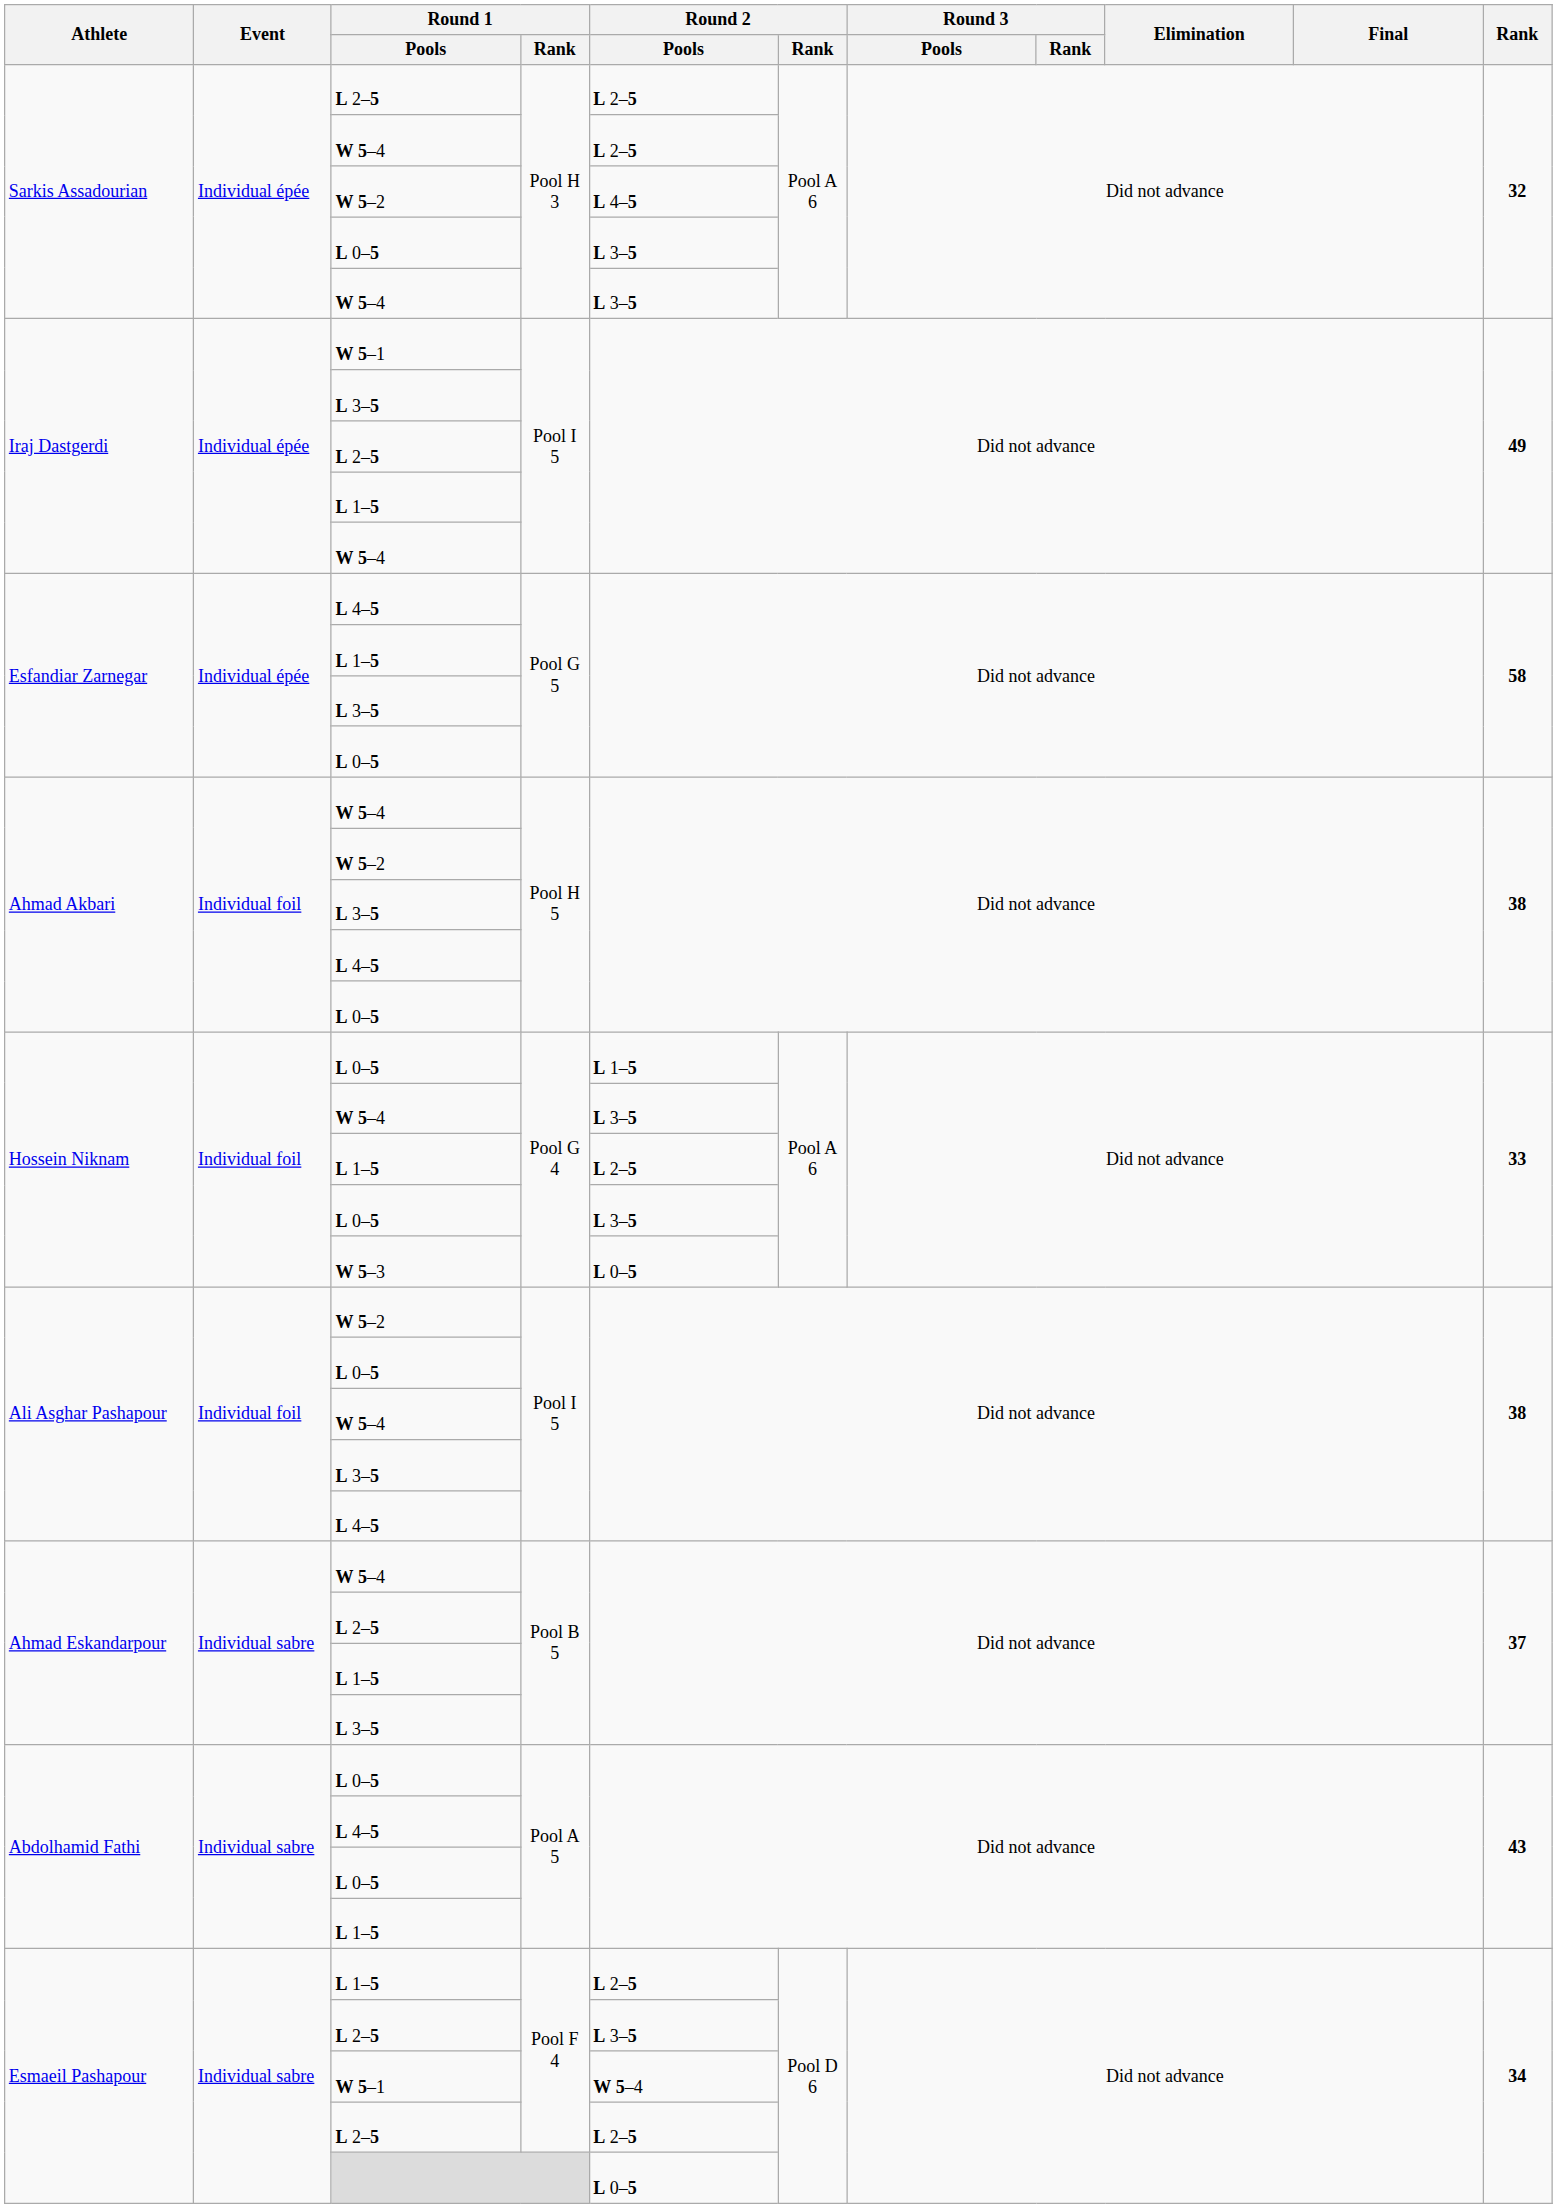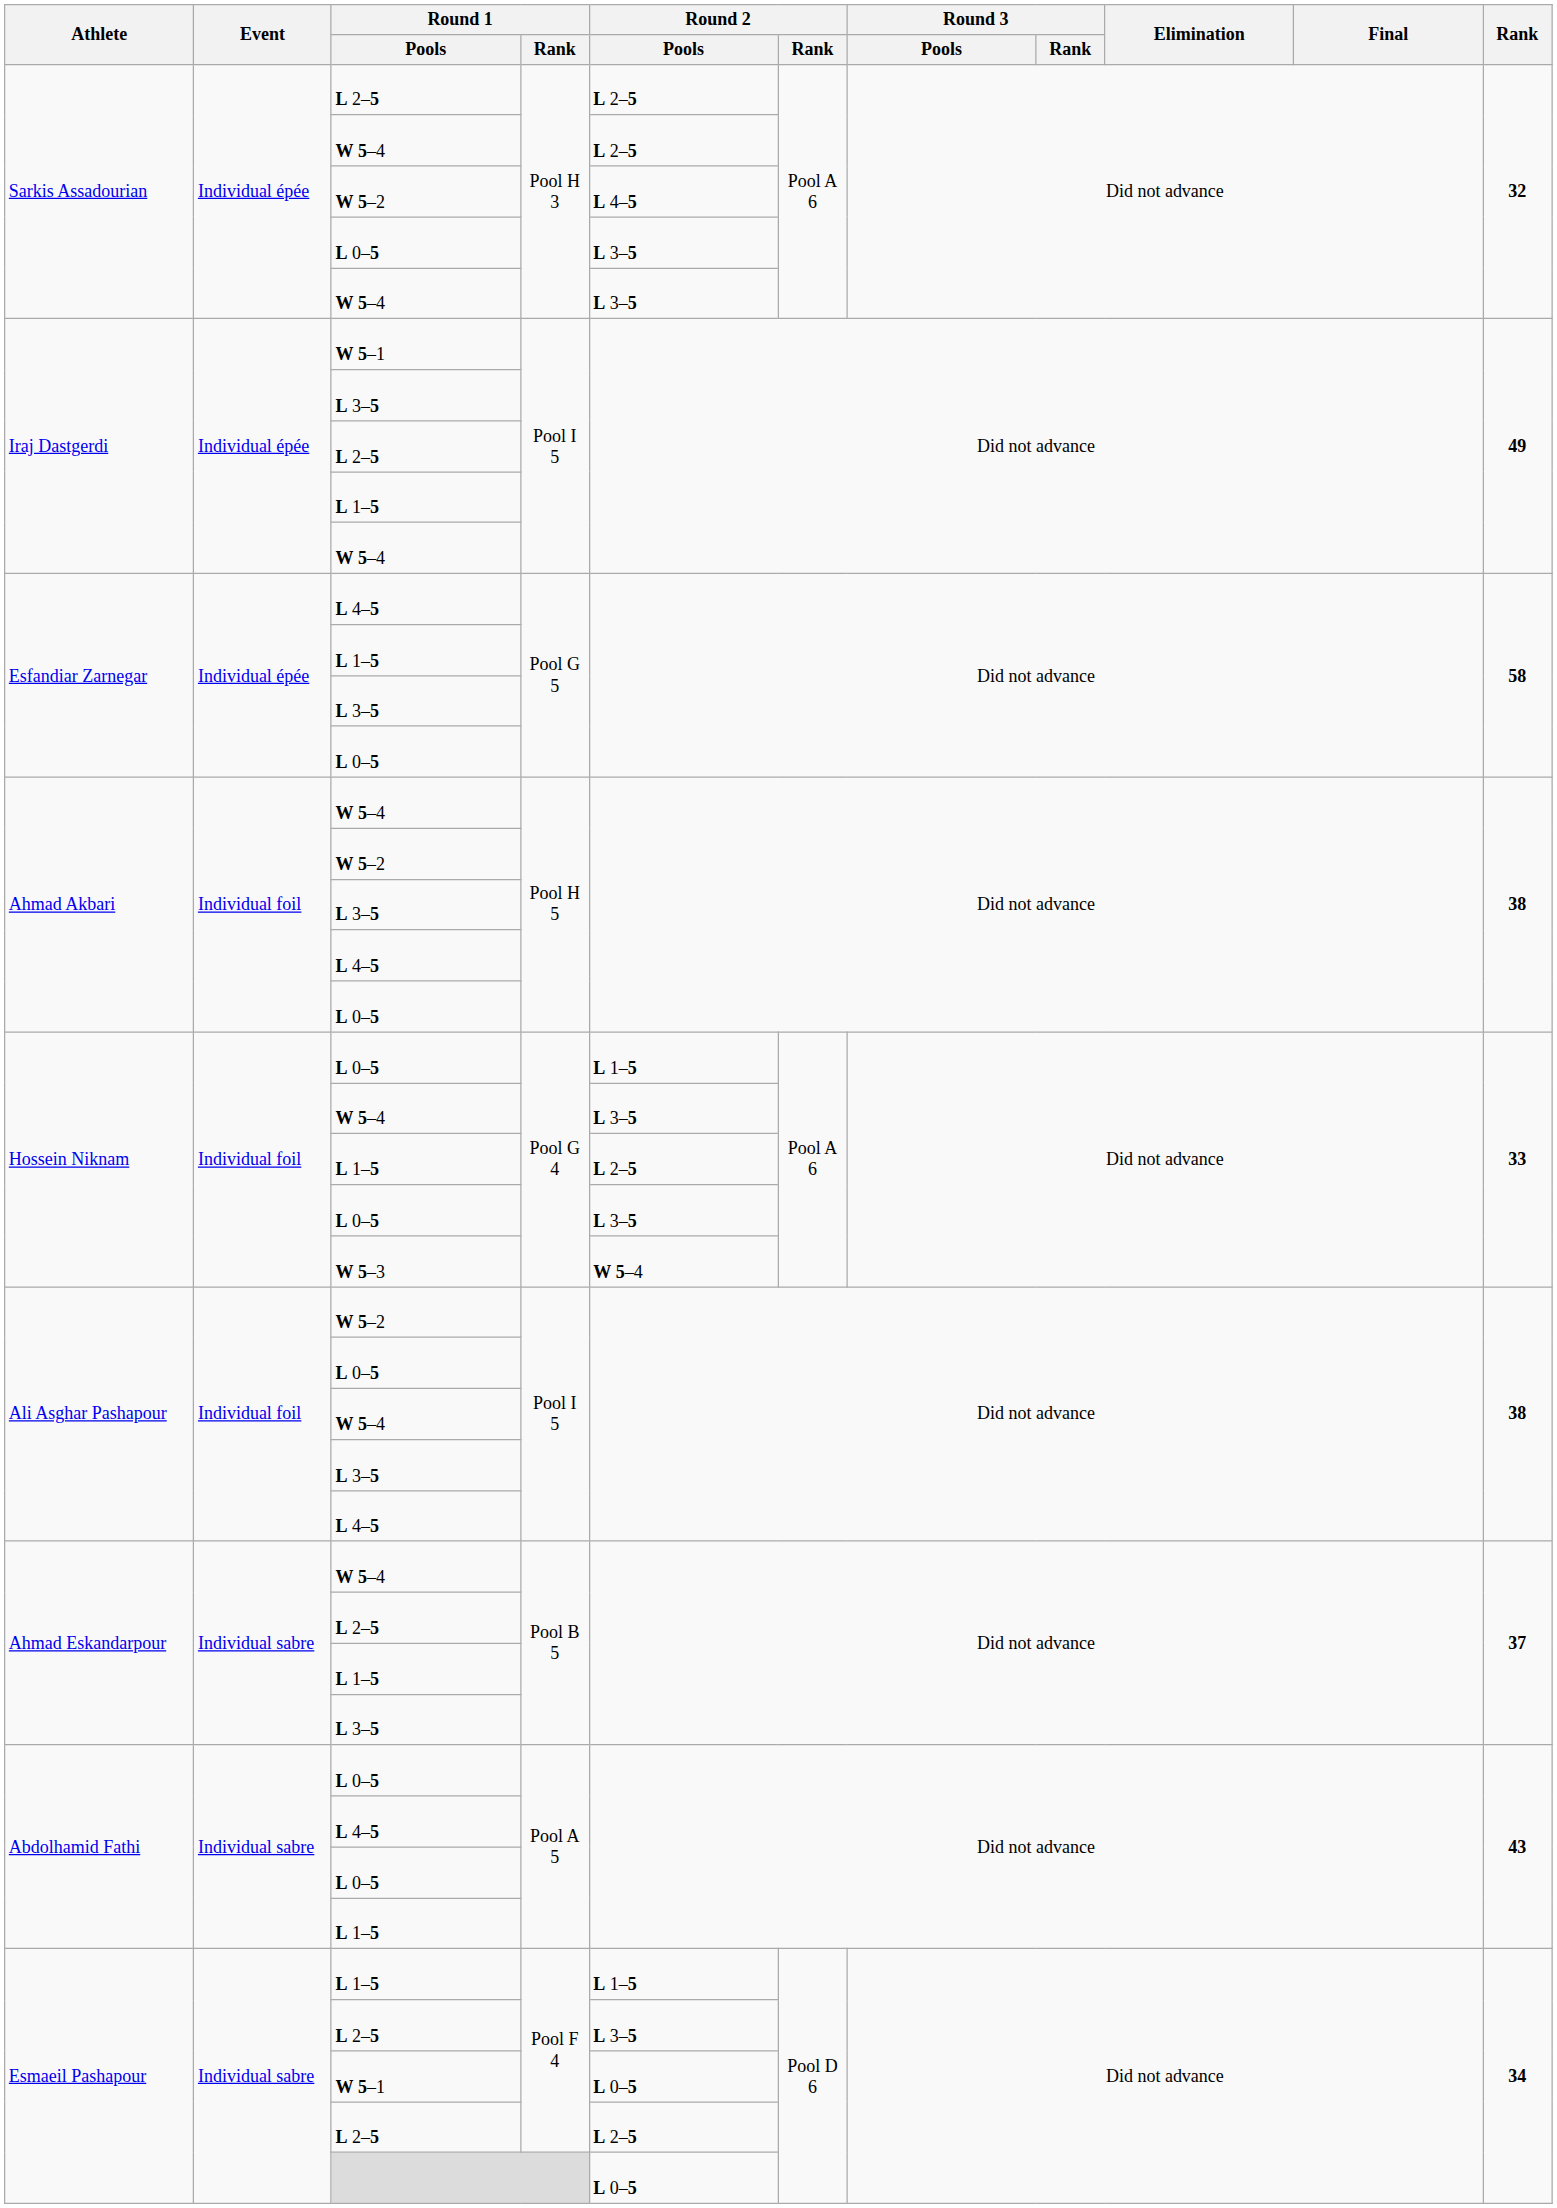(615, 1271) L 0–5 -> (618, 1271) W 5–4
(615, 1985) L 2–5 -> (615, 1985) L 1–5
(618, 2086) W 5–4 -> (615, 2086) L 0–5
